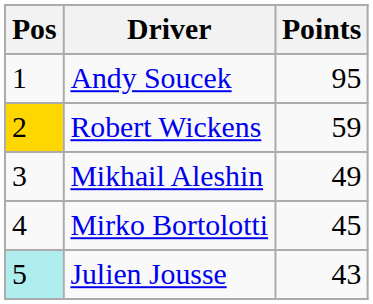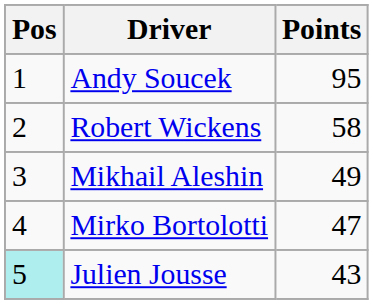(19, 127) gold background -> (19, 127) no background
(346, 127) 59 -> (346, 127) 58
(346, 225) 45 -> (346, 225) 47
